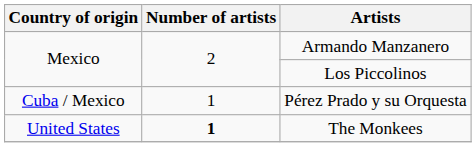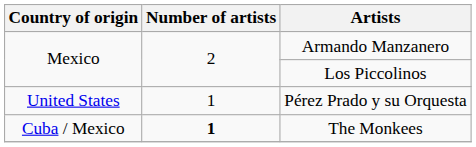(73, 100) Cuba / Mexico -> (73, 100) United States
(73, 127) United States -> (73, 127) Cuba / Mexico
